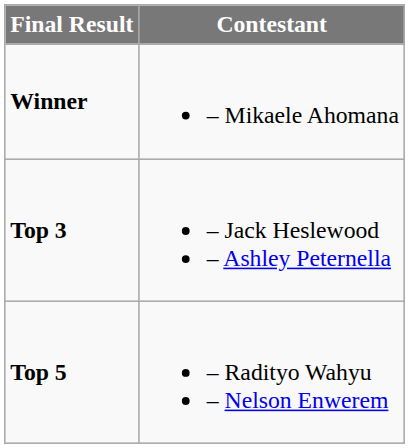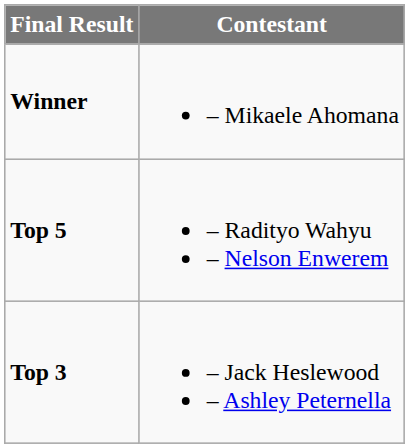rows swapped: (39, 229) <-> (39, 372)
